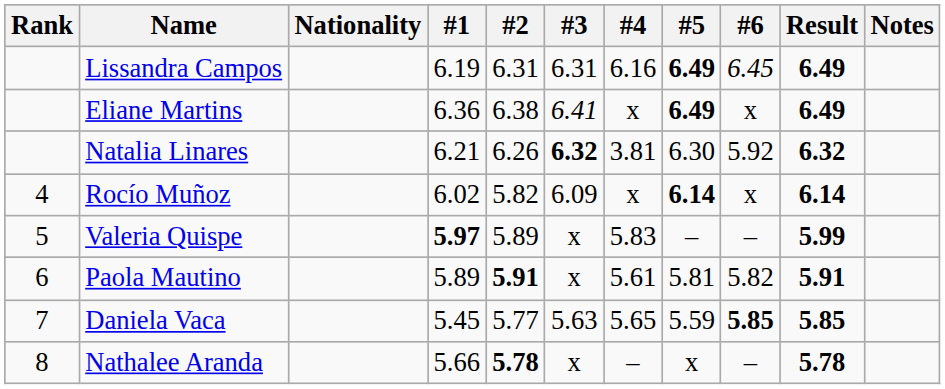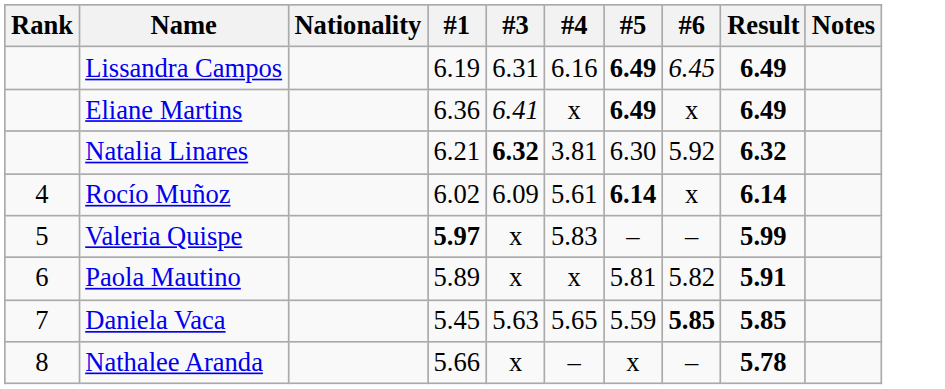- column: (516, 25)
(633, 194) x -> (574, 194) 5.61
(633, 278) 5.61 -> (574, 278) x
